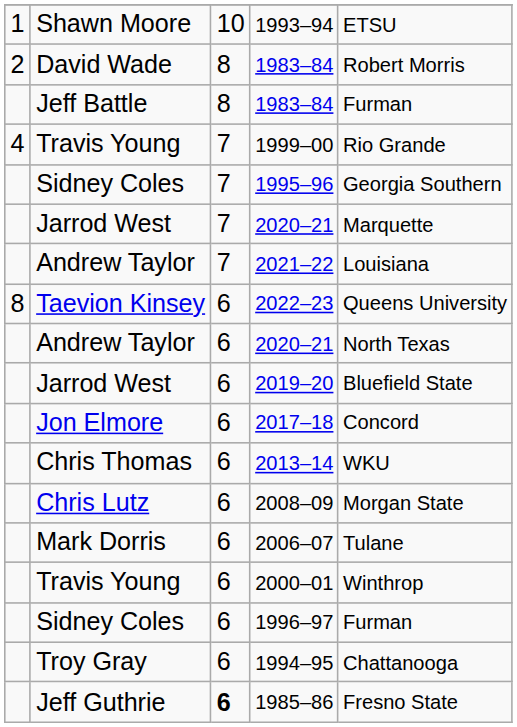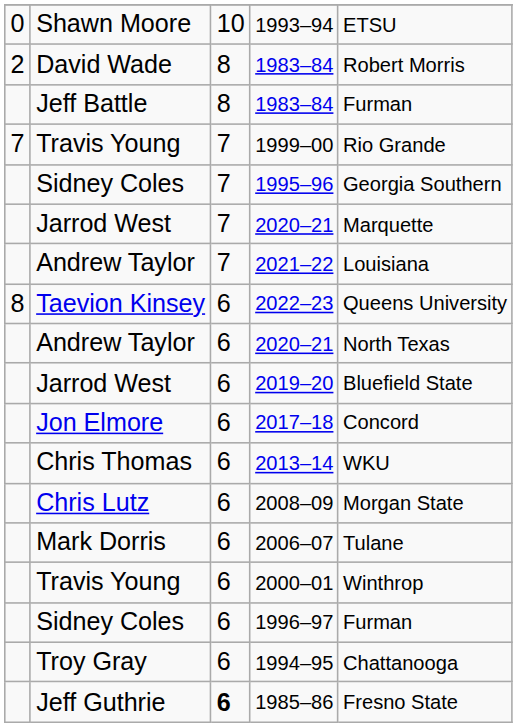(18, 24) 1 -> (18, 24) 0
(18, 143) 4 -> (18, 143) 7
